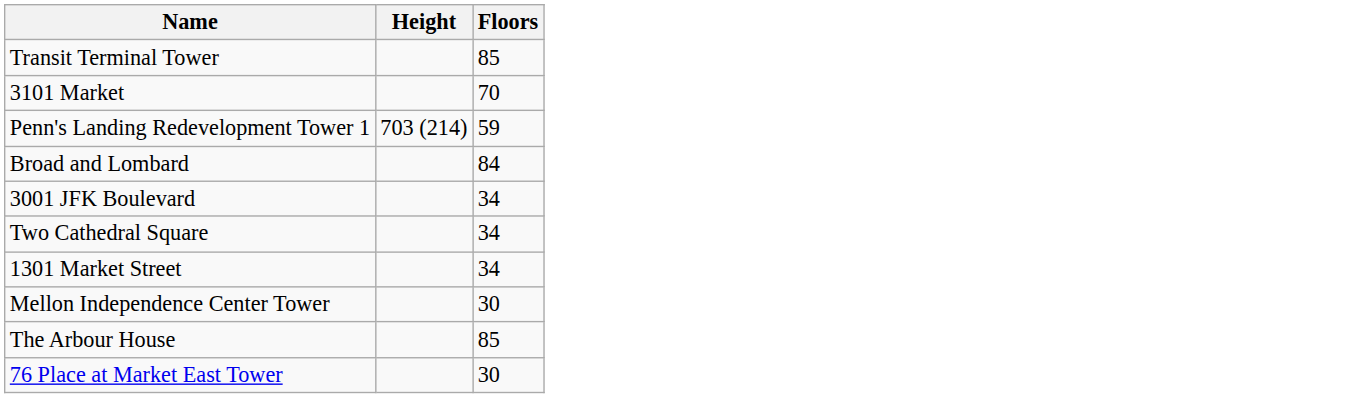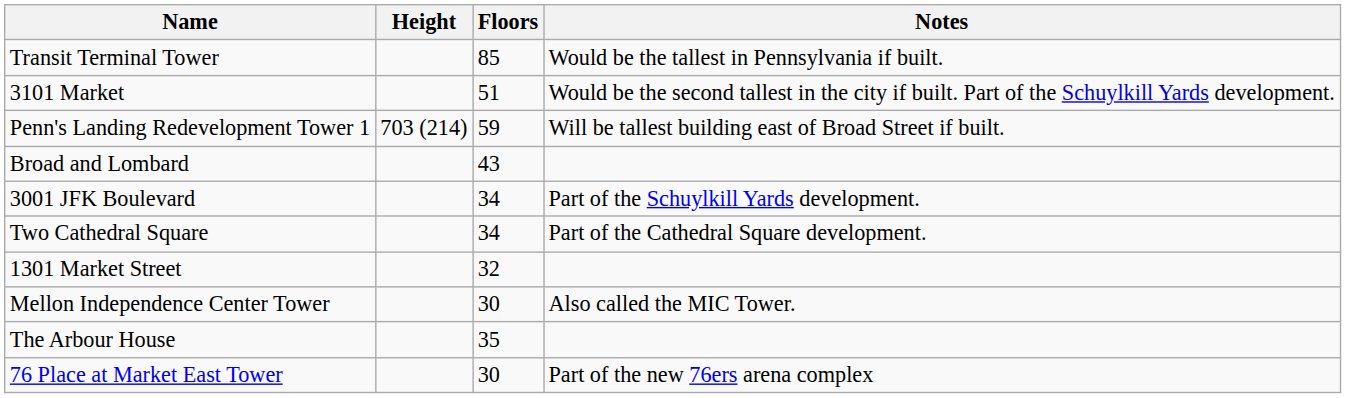+ column: (942, 22)
(489, 92) 70 -> (489, 92) 51
(489, 163) 84 -> (489, 163) 43
(489, 269) 34 -> (489, 269) 32
(489, 339) 85 -> (489, 339) 35
